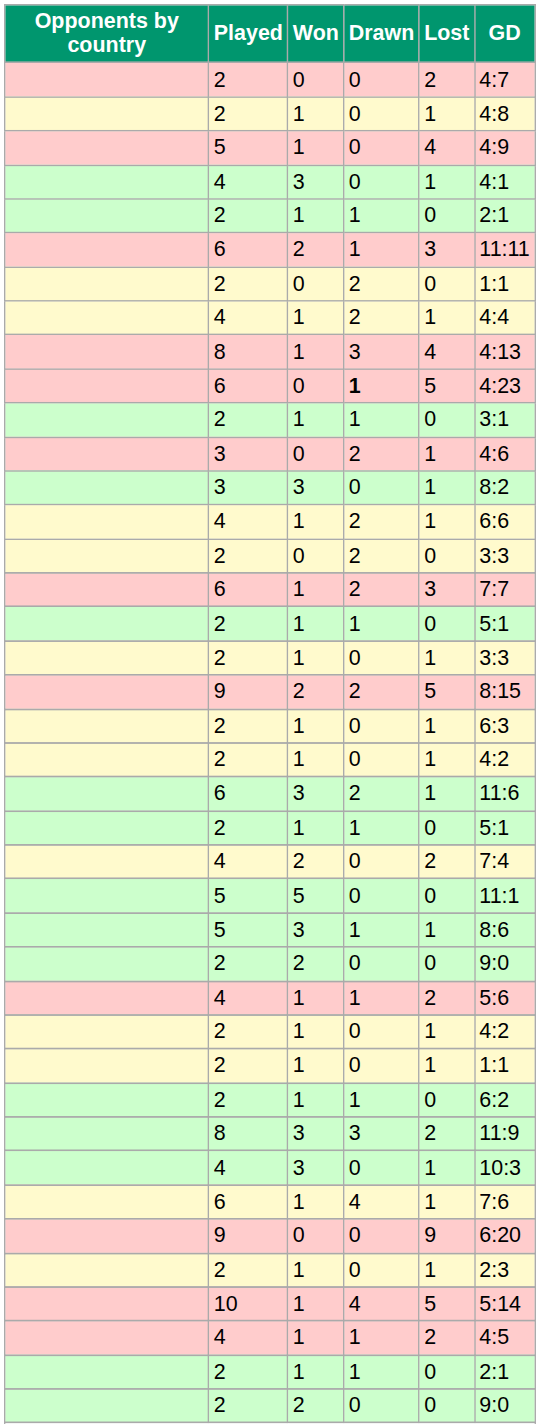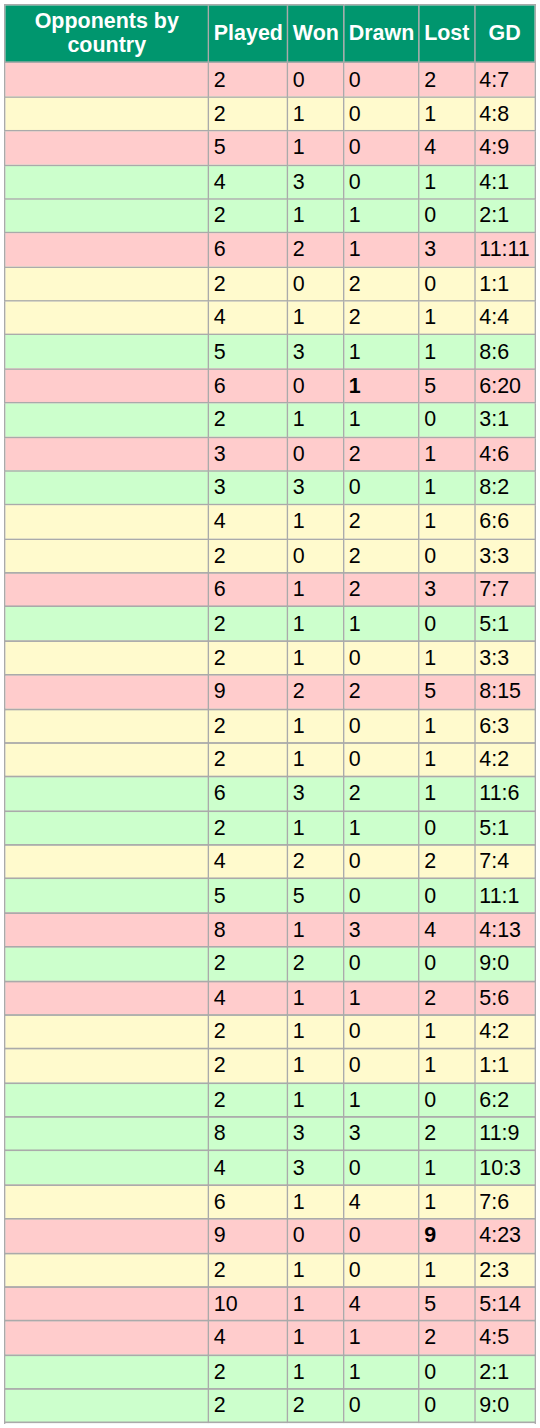rows swapped: (220, 351) <-> (220, 929)
(500, 385) 4:23 -> (500, 385) 6:20
(430, 1235) normal -> (430, 1235) bold
(500, 1235) 6:20 -> (500, 1235) 4:23
